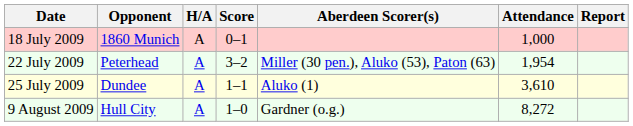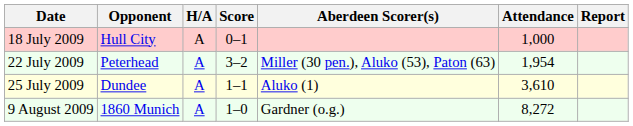(140, 39) 1860 Munich -> (128, 39) Hull City
(128, 109) Hull City -> (140, 109) 1860 Munich
